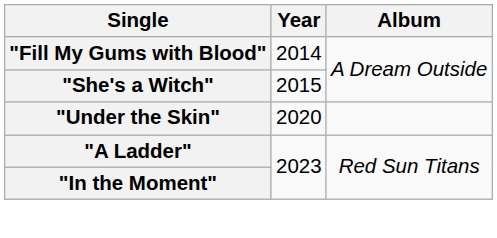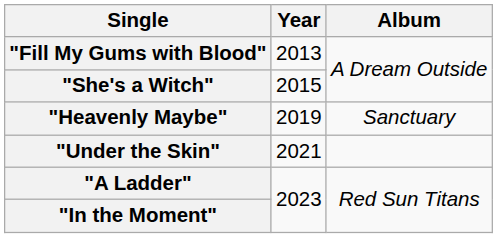(299, 53) 2014 -> (299, 53) 2013
+ row: (138, 118)
(299, 118) 2020 -> (299, 150) 2021
